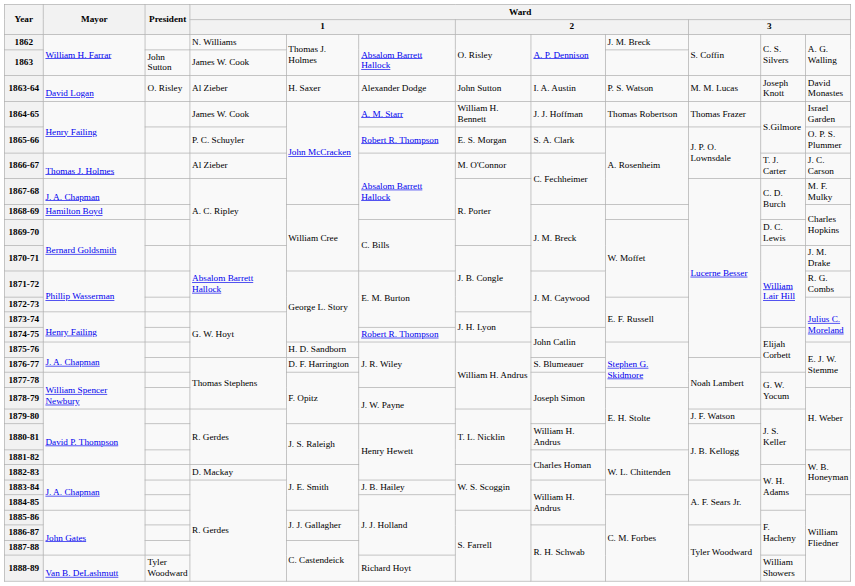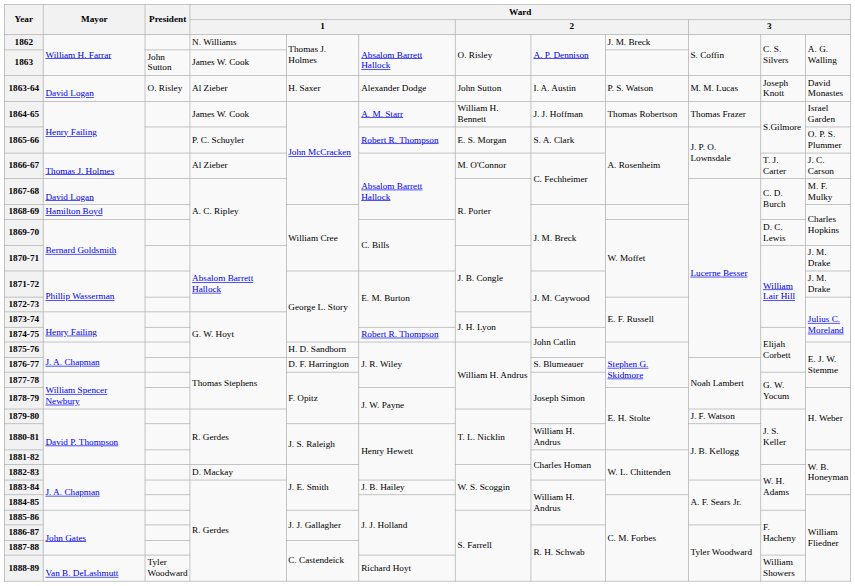(73, 196) J. A. Chapman -> (70, 196) David Logan
(821, 283) R. G. Combs -> (819, 283) J. M. Drake
